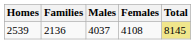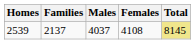(55, 30) 2136 -> (55, 30) 2137
